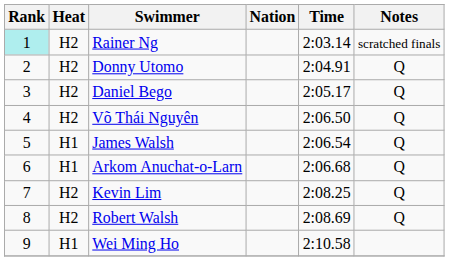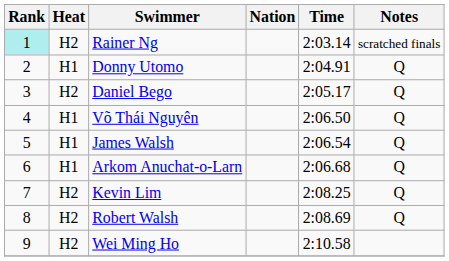(69, 67) H2 -> (69, 67) H1
(69, 117) H2 -> (69, 117) H1
(69, 243) H1 -> (69, 243) H2
